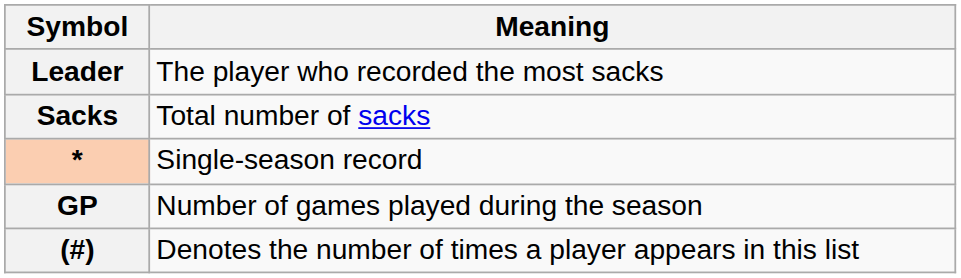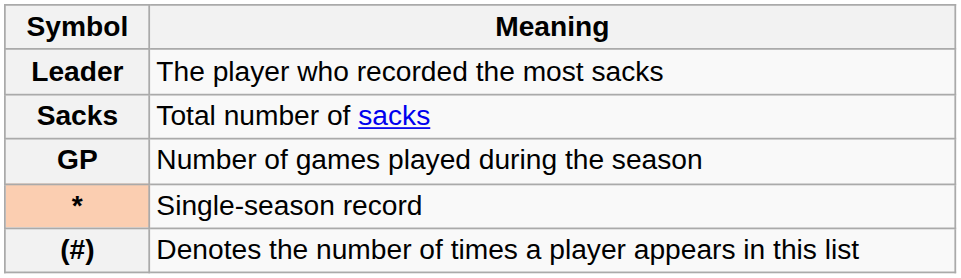rows swapped: (77, 205) <-> (77, 160)
